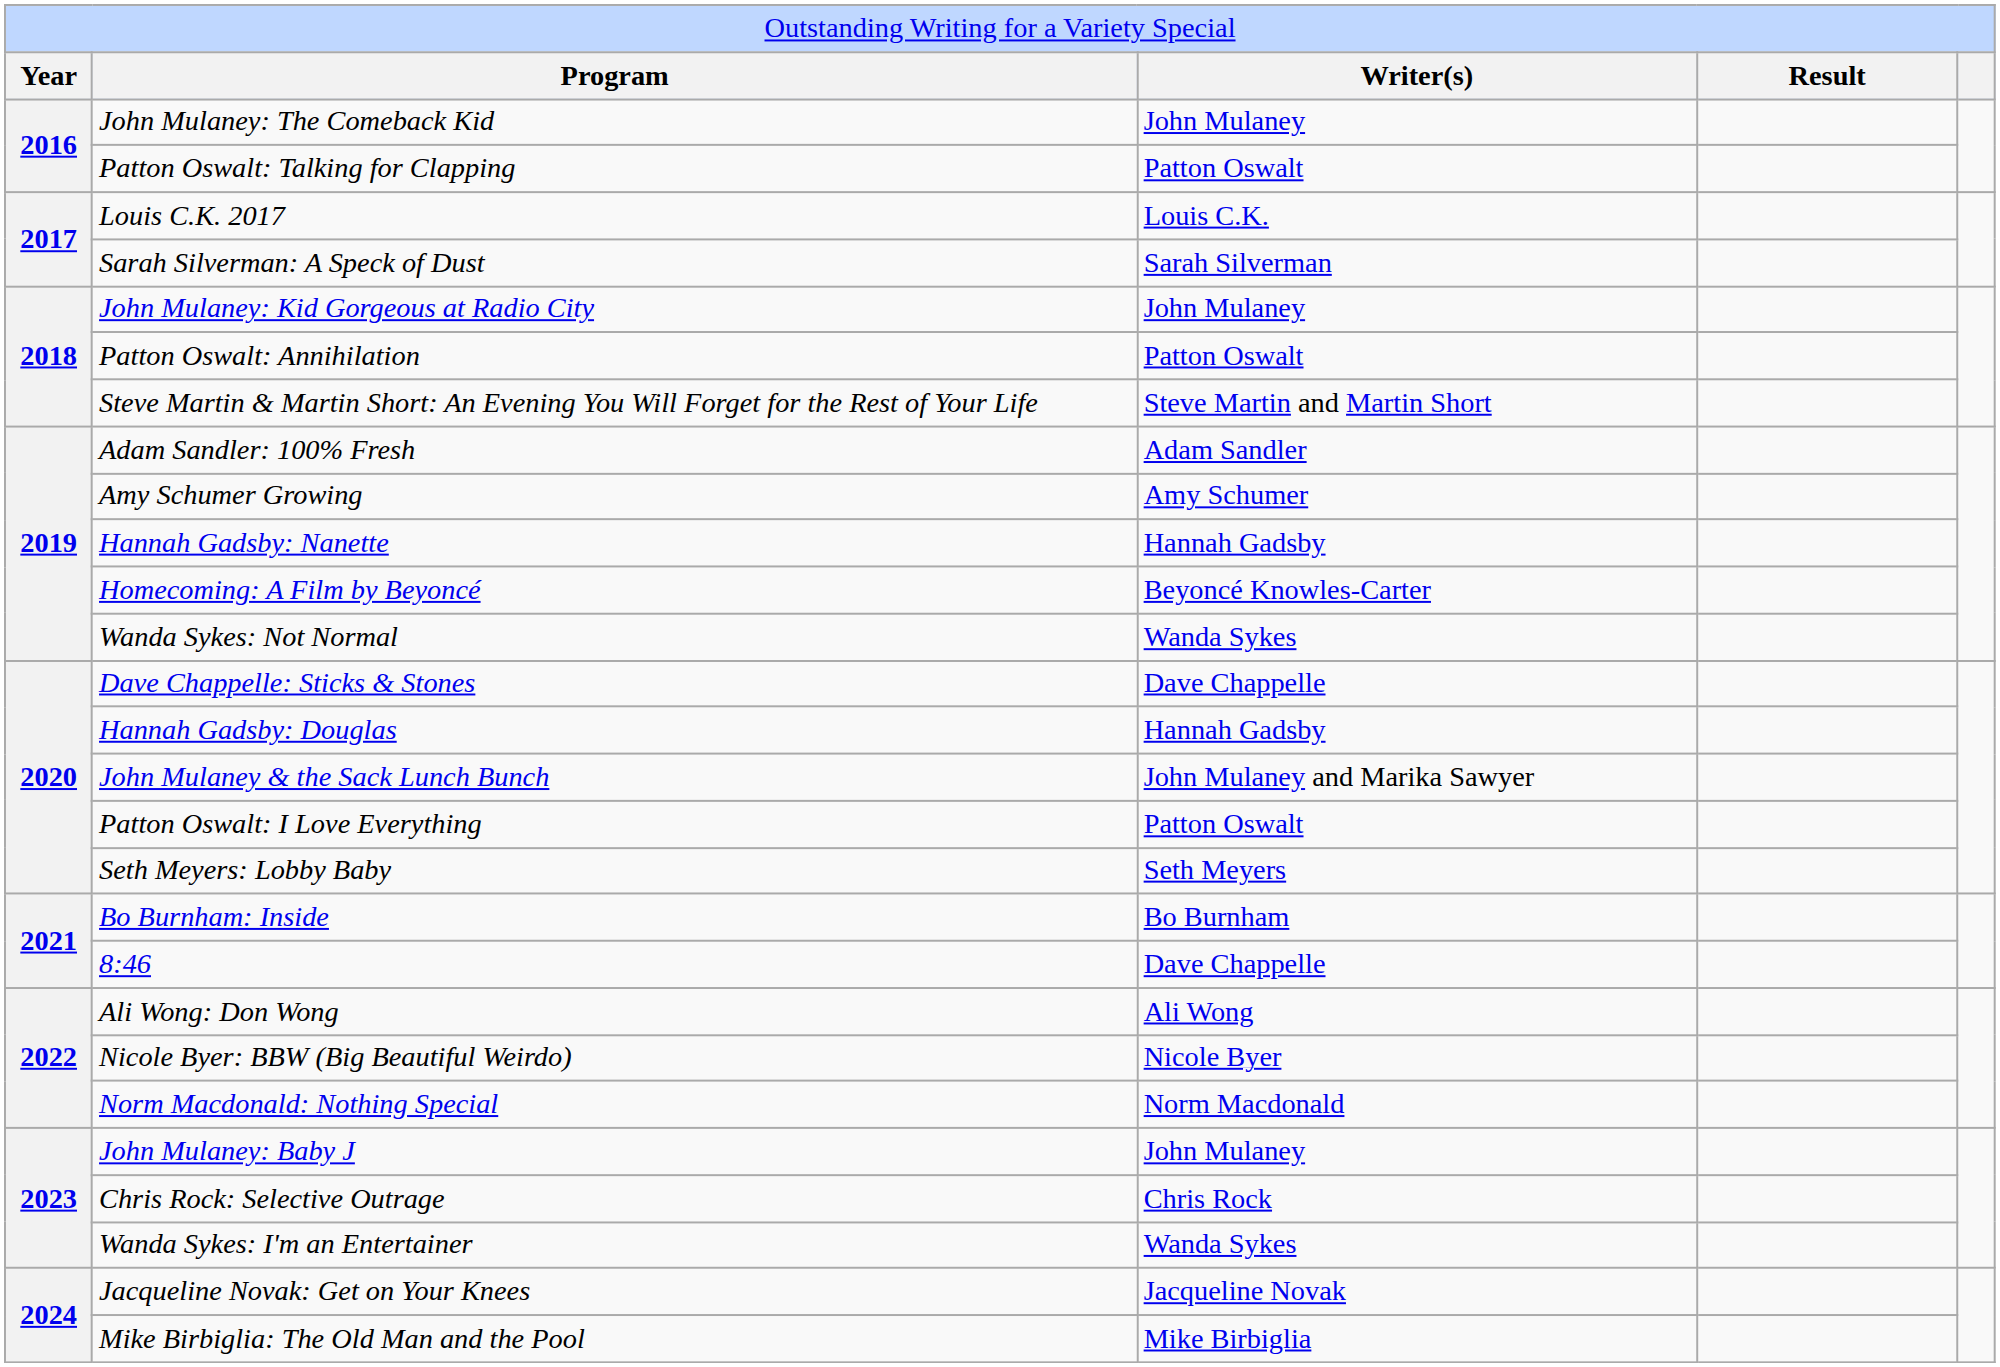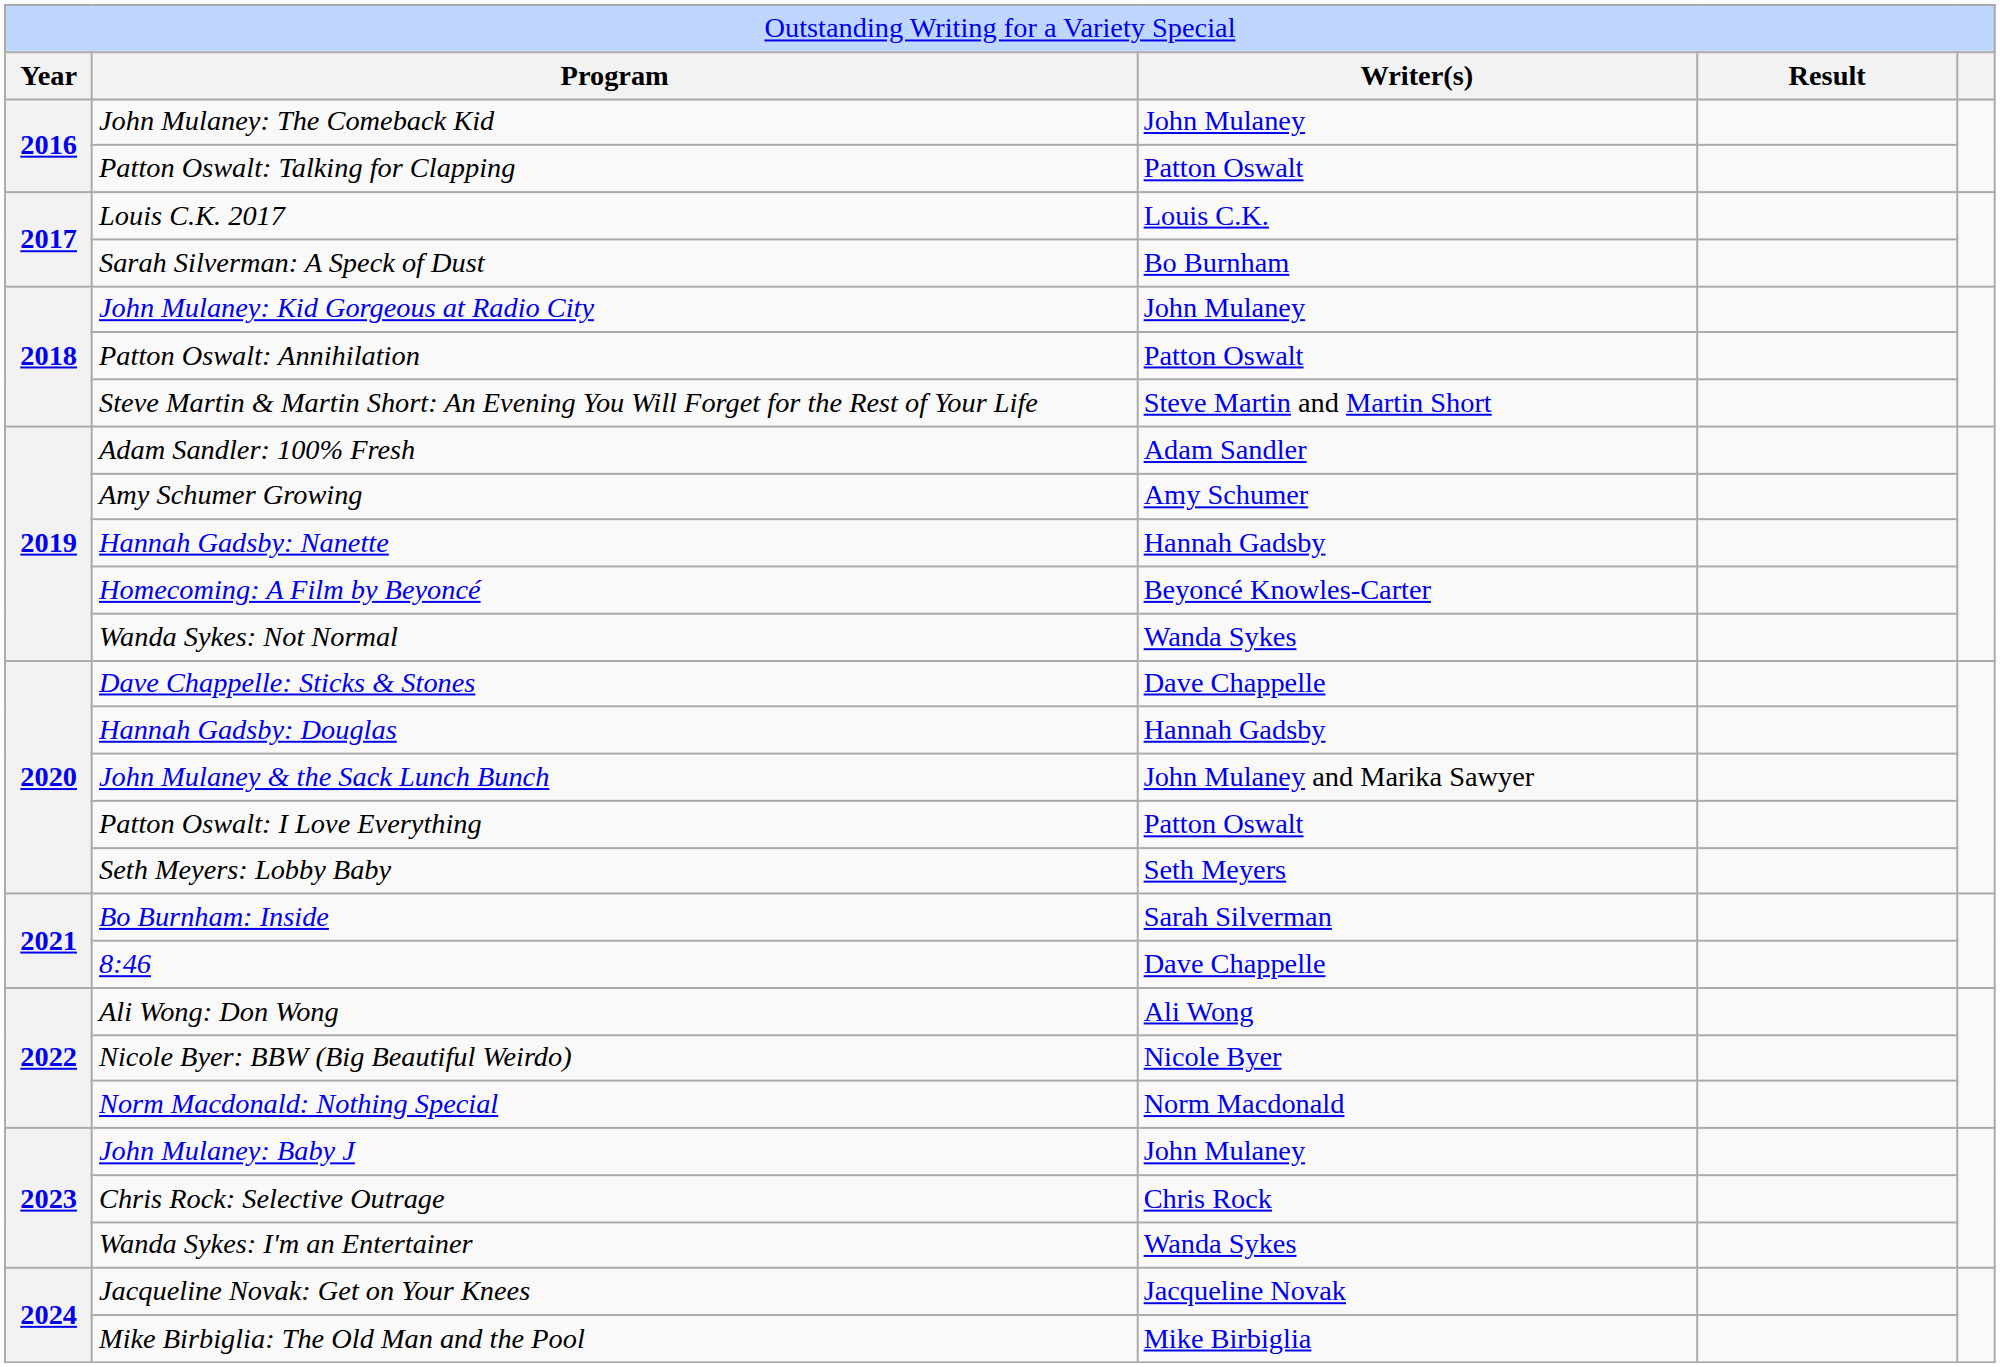(1238, 262) Sarah Silverman -> (1216, 262) Bo Burnham
(1216, 917) Bo Burnham -> (1238, 917) Sarah Silverman
